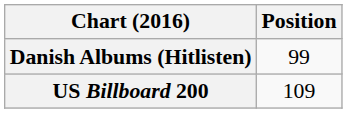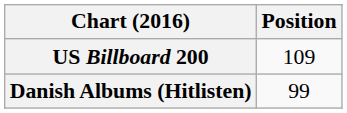rows swapped: (131, 56) <-> (131, 90)
